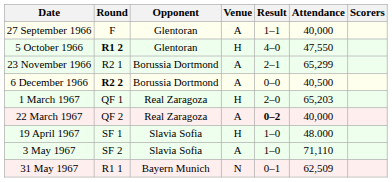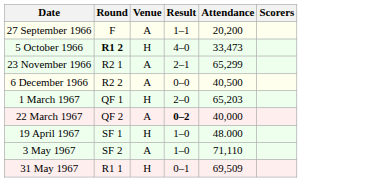- column: (176, 13)
(318, 30) 40,000 -> (228, 30) 20,200
(318, 47) 47,550 -> (228, 47) 33,473
(112, 82) bold -> (112, 82) normal
(238, 168) N -> (147, 168) H
(318, 168) 62,509 -> (228, 168) 69,509
